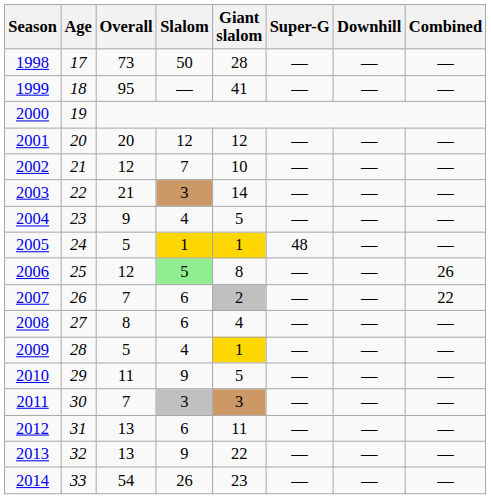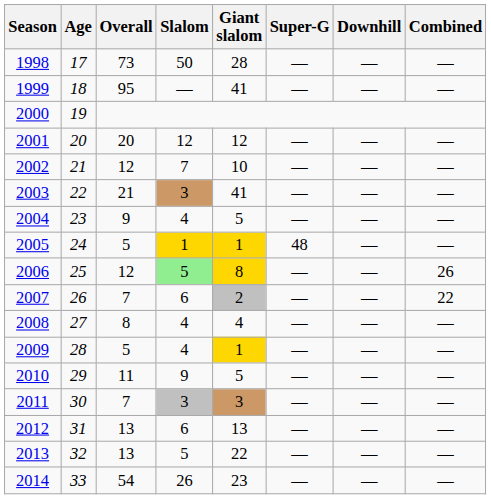(239, 192) 14 -> (239, 192) 41
(239, 271) no background -> (239, 271) gold background
(184, 323) 6 -> (184, 323) 4
(239, 428) 11 -> (239, 428) 13
(184, 454) 9 -> (184, 454) 5
